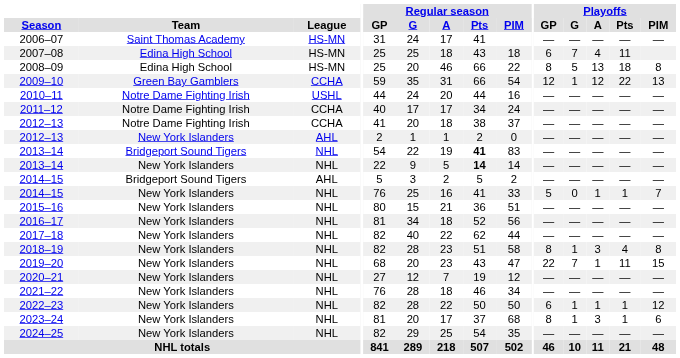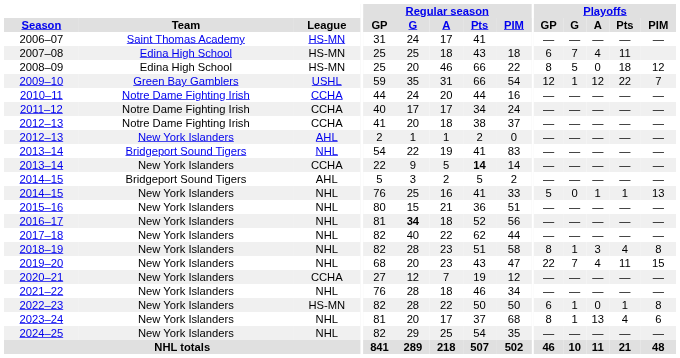(598, 67) 13 -> (598, 67) 0
(658, 67) 8 -> (658, 67) 12
(327, 81) CCHA -> (327, 81) USHL
(658, 81) 13 -> (658, 81) 7
(327, 95) USHL -> (327, 95) CCHA
(480, 151) bold -> (480, 151) normal
(327, 165) NHL -> (327, 165) CCHA
(658, 193) 7 -> (658, 193) 13
(413, 221) normal -> (413, 221) bold
(598, 263) 1 -> (598, 263) 4
(327, 277) NHL -> (327, 277) CCHA
(327, 305) NHL -> (327, 305) HS-MN
(598, 305) 1 -> (598, 305) 0
(658, 305) 12 -> (658, 305) 8
(598, 319) 3 -> (598, 319) 13
(625, 319) 1 -> (625, 319) 4
